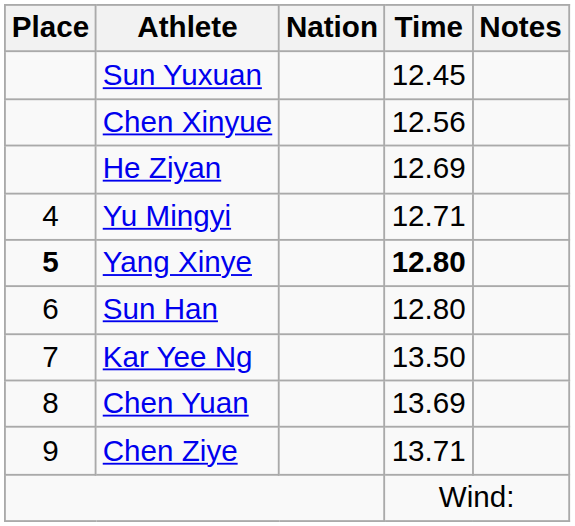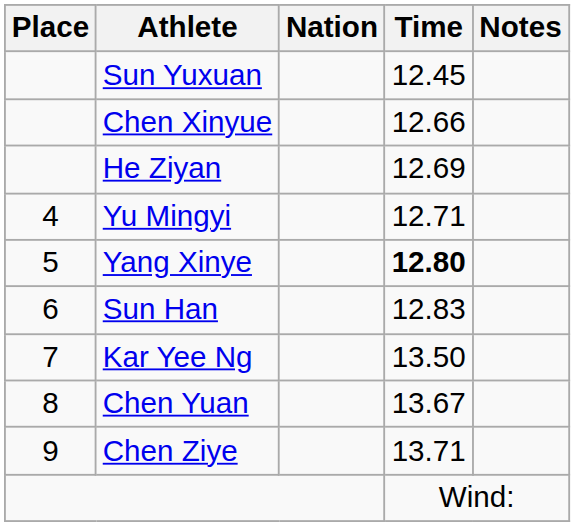(429, 121) 12.56 -> (429, 121) 12.66
(50, 262) bold -> (50, 262) normal
(429, 309) 12.80 -> (429, 309) 12.83
(429, 403) 13.69 -> (429, 403) 13.67
